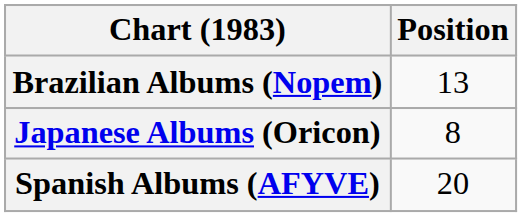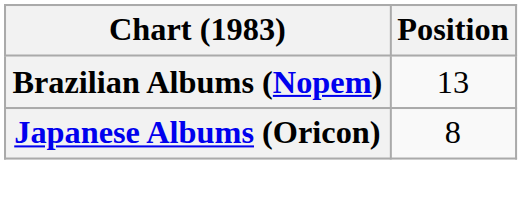- row: (197, 183)
